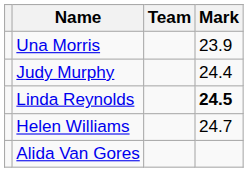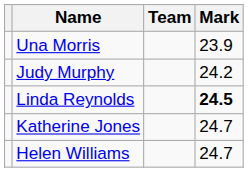(216, 72) 24.4 -> (216, 72) 24.2
+ row: (78, 126)
- row: (78, 153)
